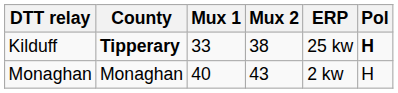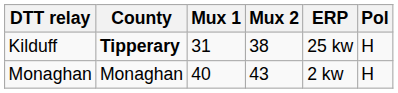(201, 46) 33 -> (201, 46) 31
(368, 46) bold -> (368, 46) normal
